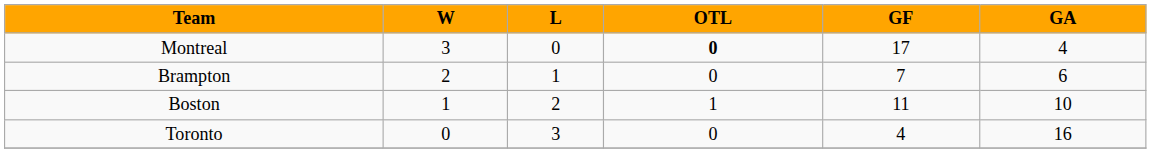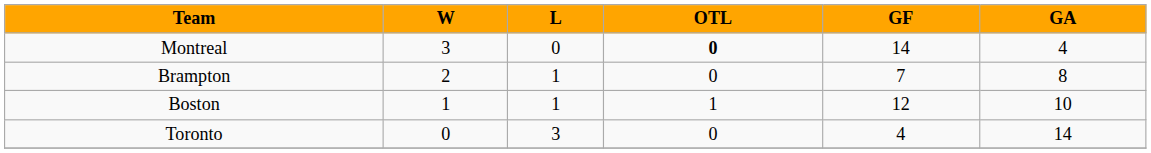(901, 47) 17 -> (901, 47) 14
(1063, 76) 6 -> (1063, 76) 8
(556, 104) 2 -> (556, 104) 1
(901, 104) 11 -> (901, 104) 12
(1063, 133) 16 -> (1063, 133) 14
